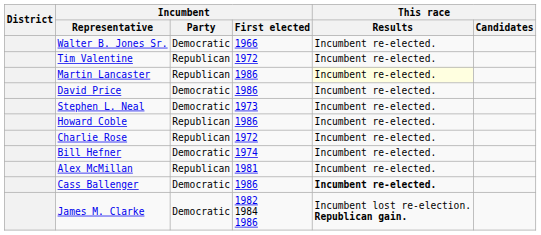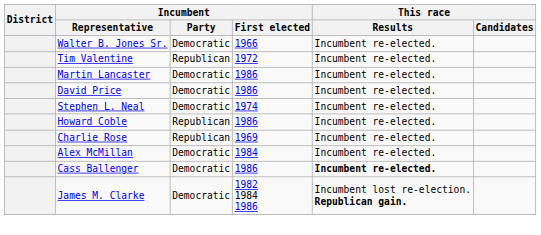(201, 75) Republican -> (201, 75) Democratic
(375, 75) lightyellow background -> (375, 75) no background
(246, 106) 1973 -> (246, 106) 1974
(246, 138) 1972 -> (246, 138) 1969
- row: (89, 153)
(201, 169) Republican -> (201, 153) Democratic
(246, 169) 1981 -> (246, 153) 1984
